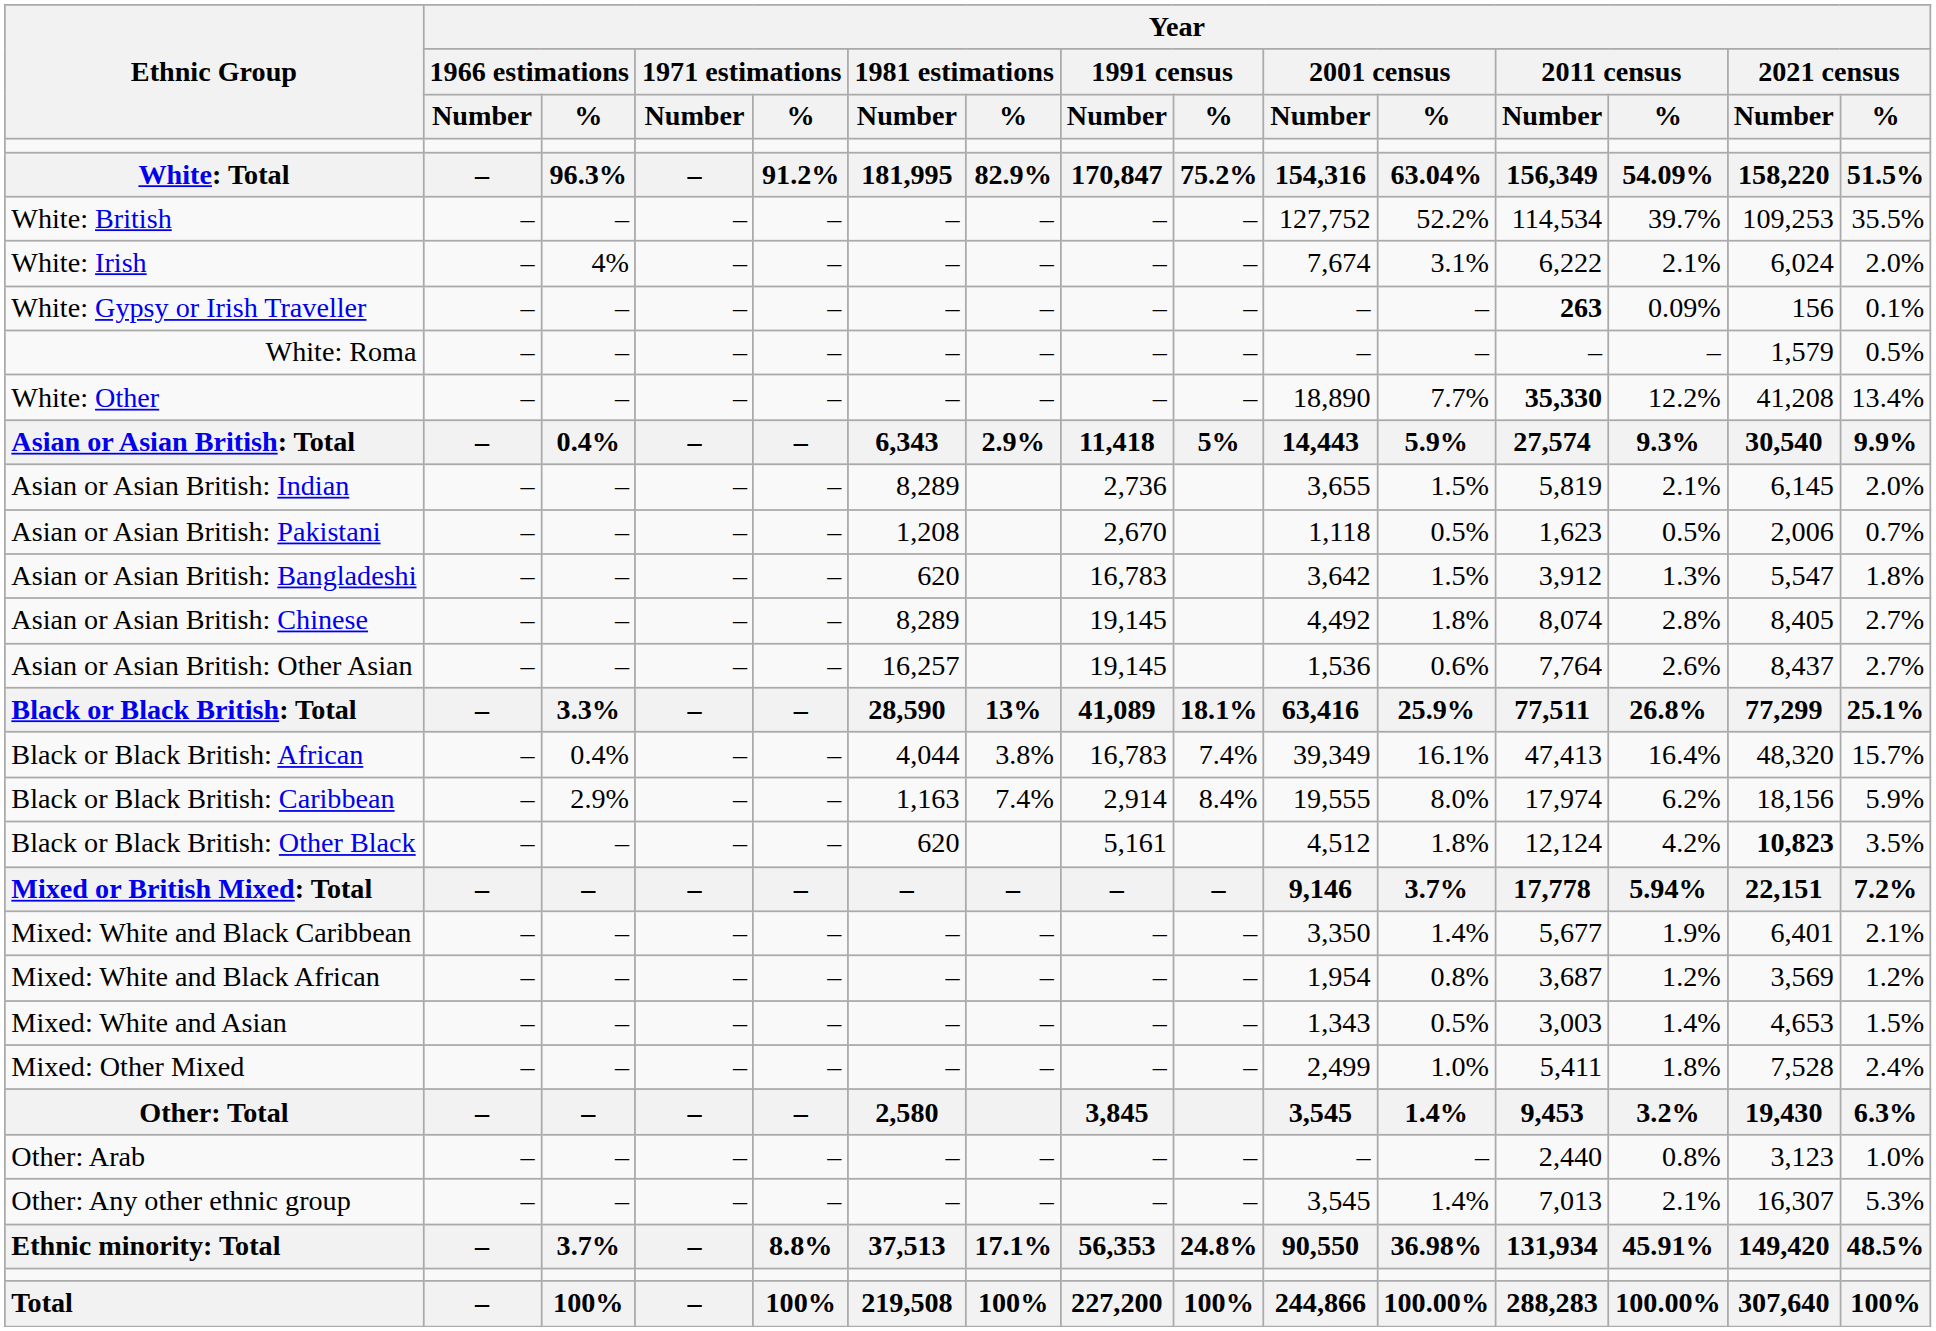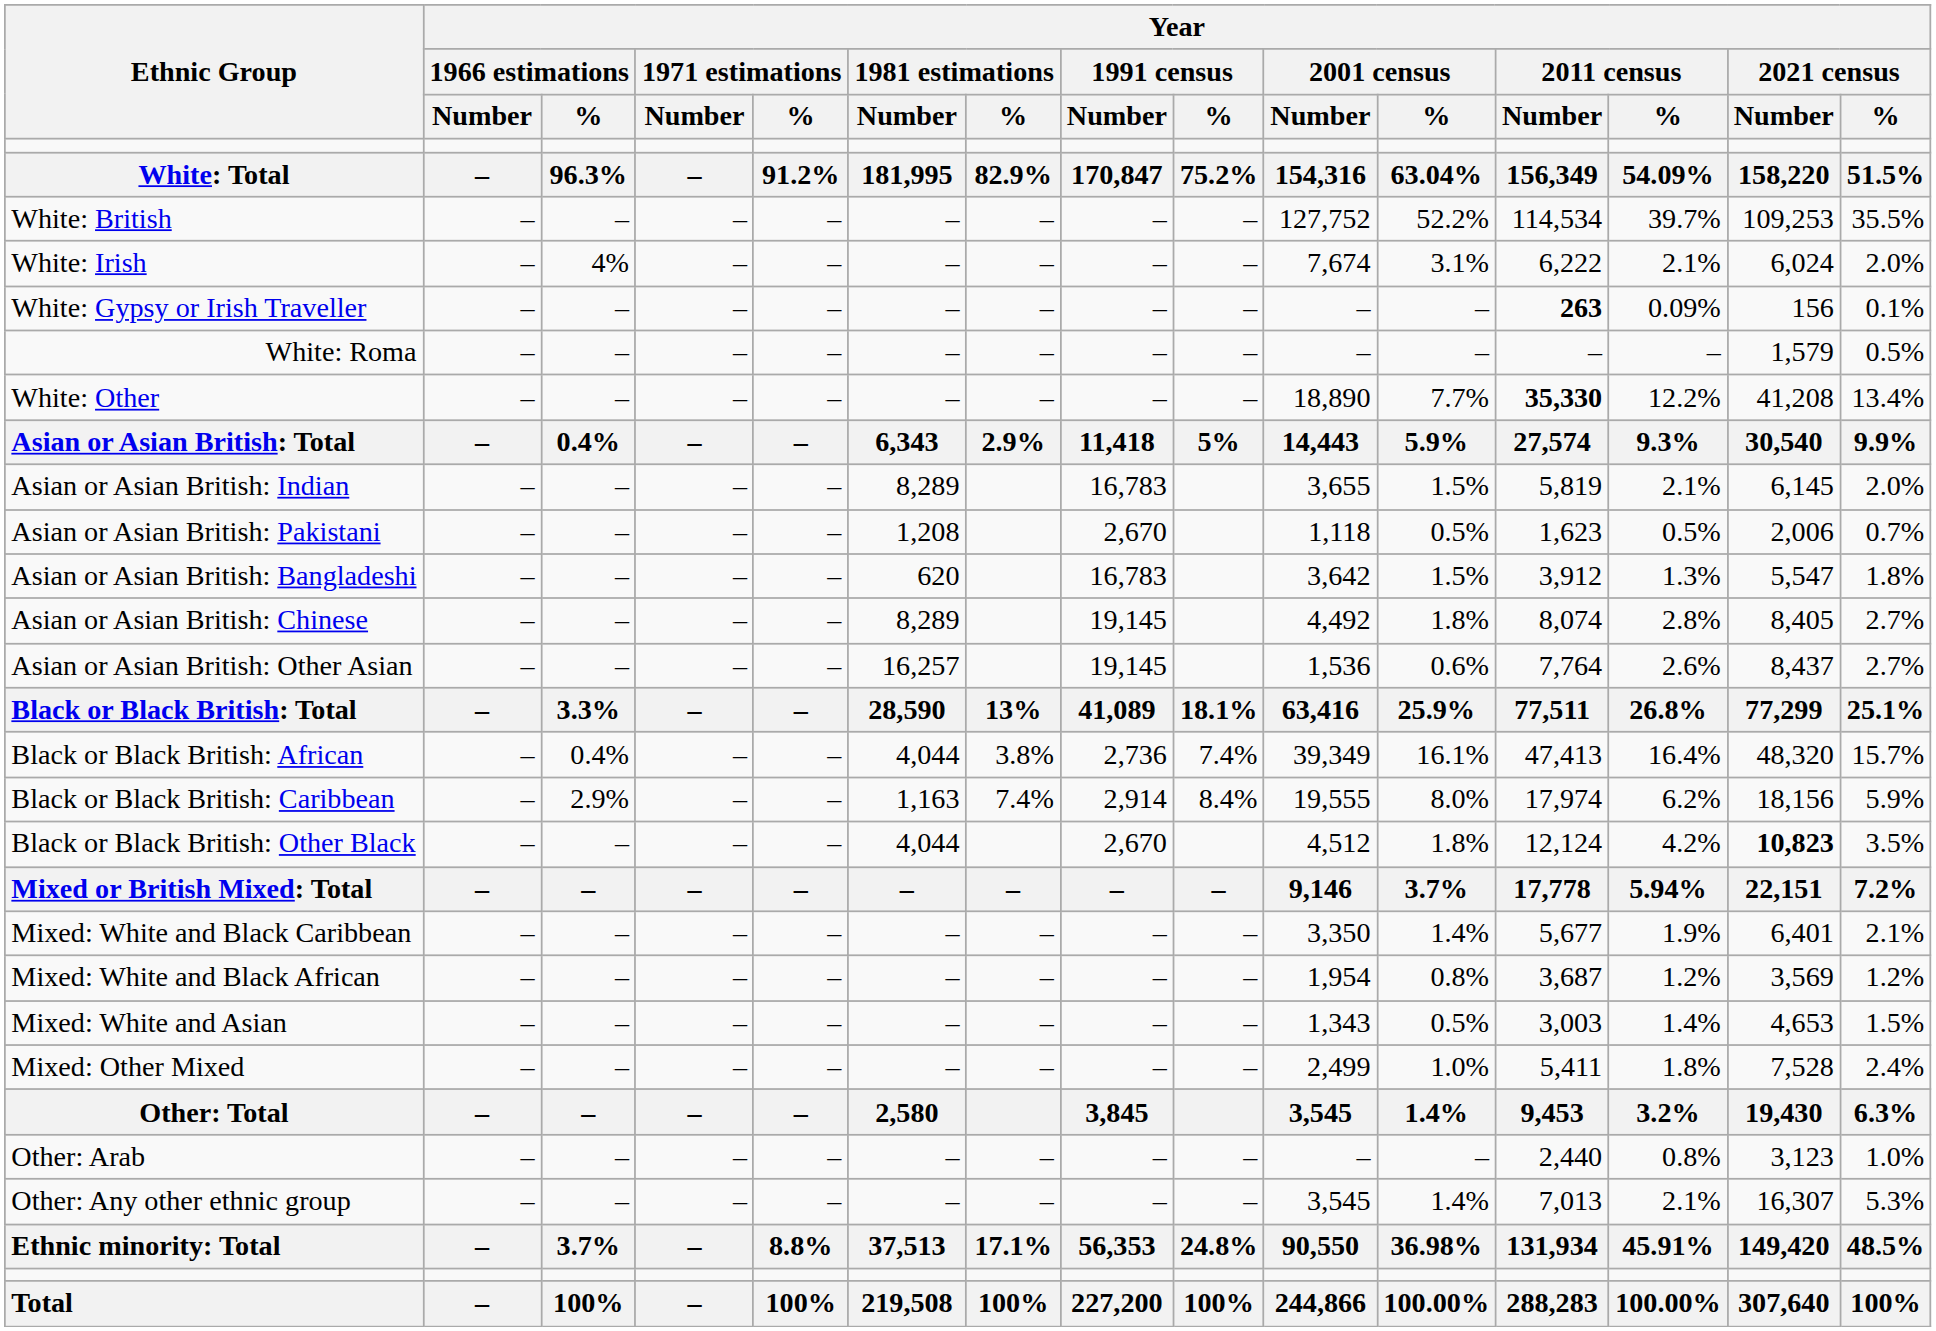(1135, 486) 2,736 -> (1128, 486) 16,783
(1128, 754) 16,783 -> (1135, 754) 2,736
(938, 843) 620 -> (928, 843) 4,044
(1135, 843) 5,161 -> (1135, 843) 2,670
